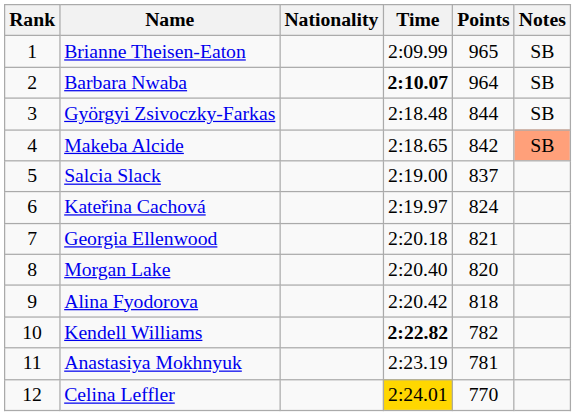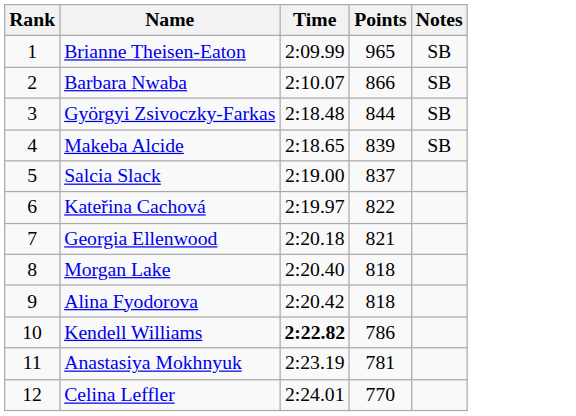- column: (331, 20)
(418, 82) bold -> (315, 82) normal
(483, 82) 964 -> (380, 82) 866
(483, 144) 842 -> (380, 144) 839
(542, 144) lightsalmon background -> (439, 144) no background
(483, 207) 824 -> (380, 207) 822
(483, 269) 820 -> (380, 269) 818
(483, 332) 782 -> (380, 332) 786
(418, 394) gold background -> (315, 394) no background
